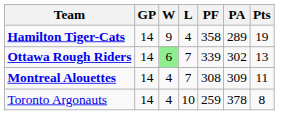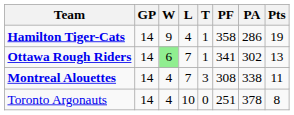+ column: (205, 15)
(237, 36) 289 -> (252, 36) 286
(211, 57) 339 -> (226, 57) 341
(237, 78) 309 -> (252, 78) 338
(211, 99) 259 -> (226, 99) 251
